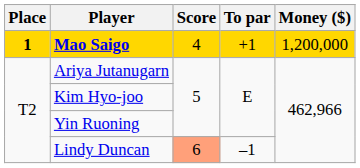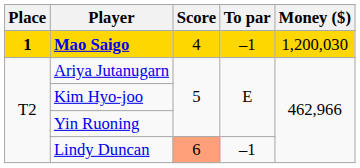(247, 44) +1 -> (247, 44) –1
(315, 44) 1,200,000 -> (315, 44) 1,200,030
